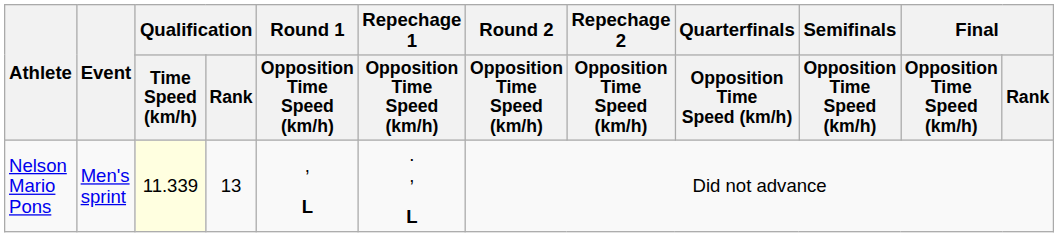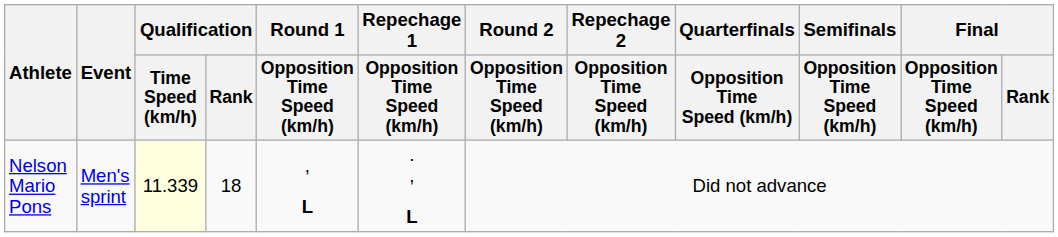(231, 186) 13 -> (231, 186) 18
